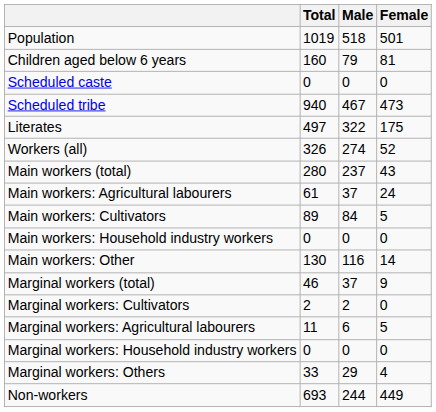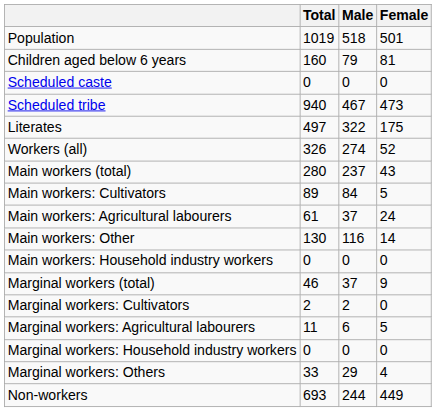rows swapped: (87, 216) <-> (120, 194)
rows swapped: (140, 238) <-> (71, 261)
